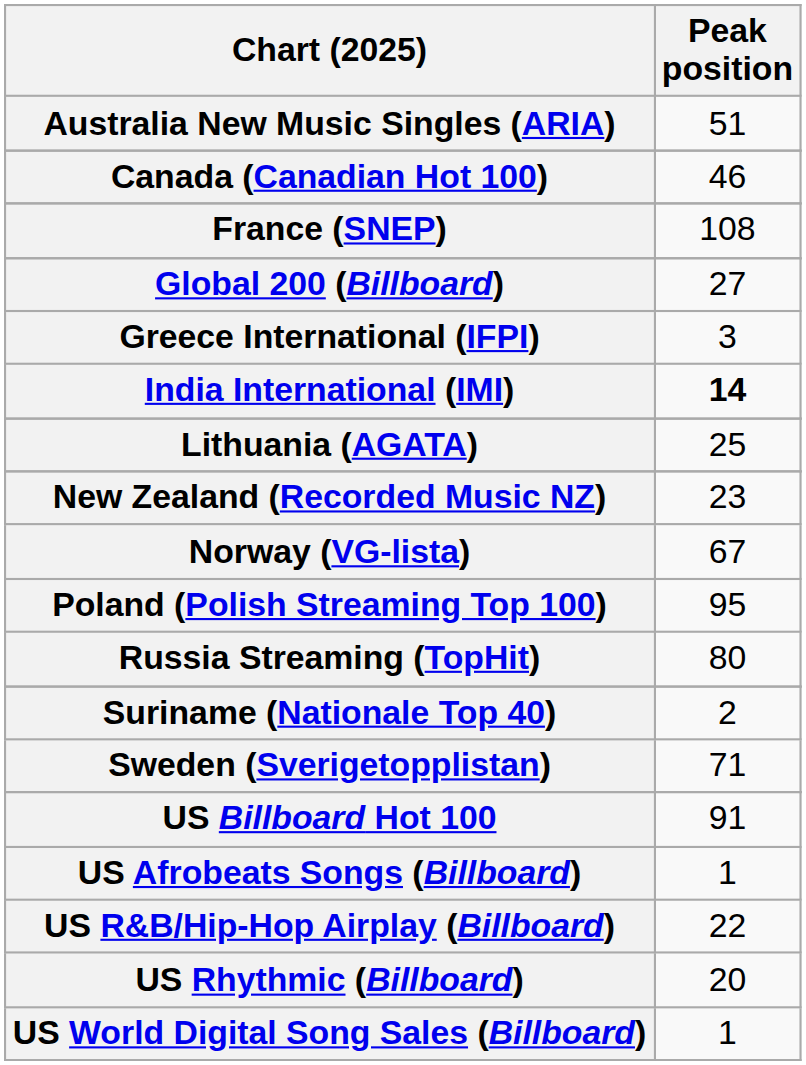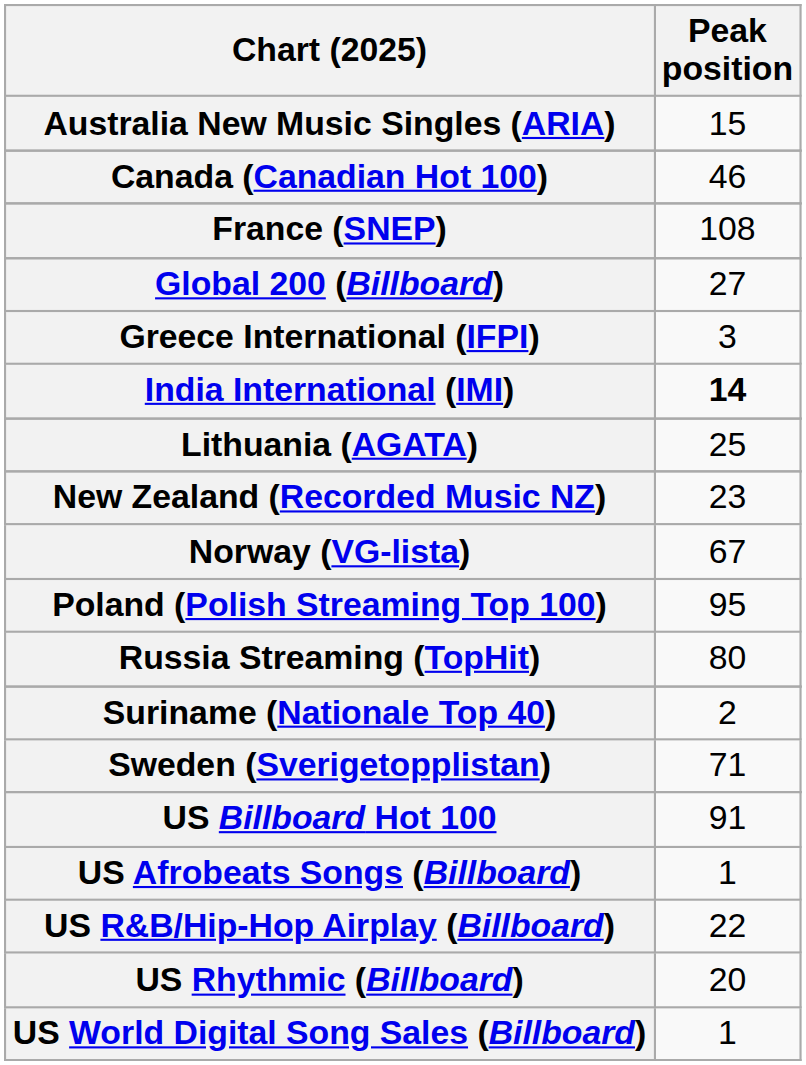(727, 122) 51 -> (727, 122) 15
